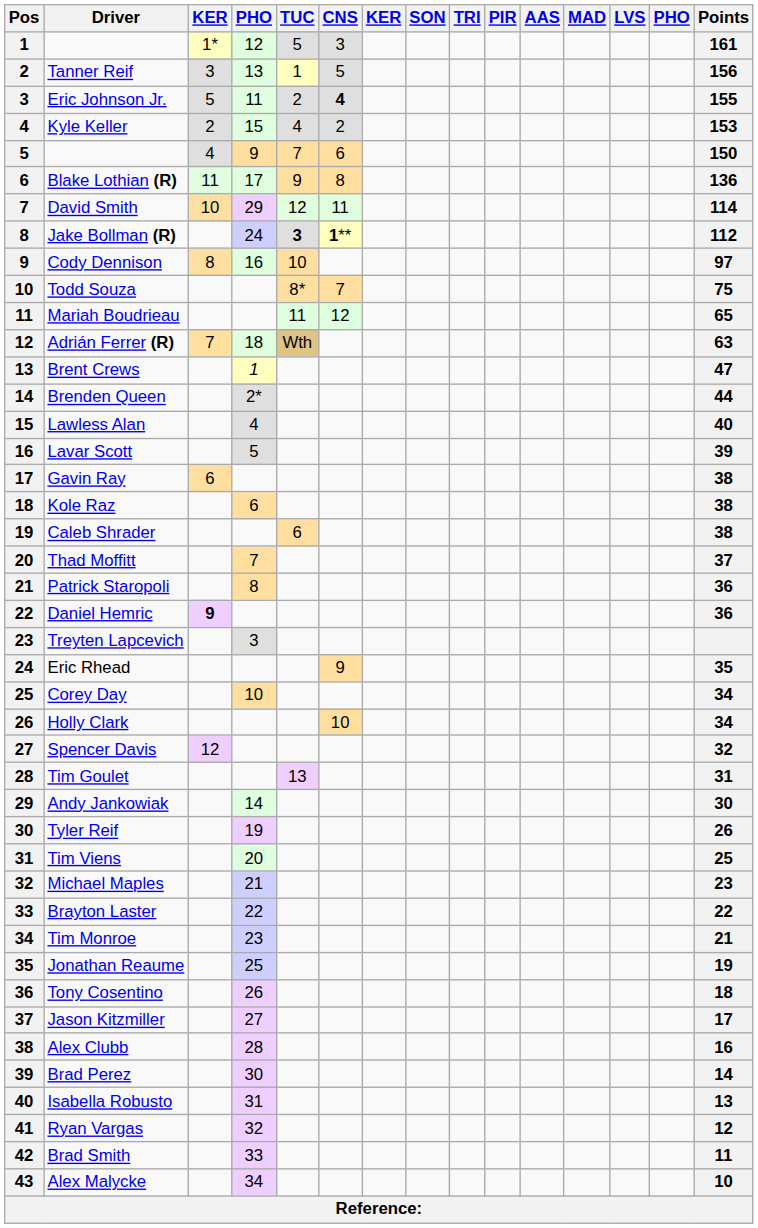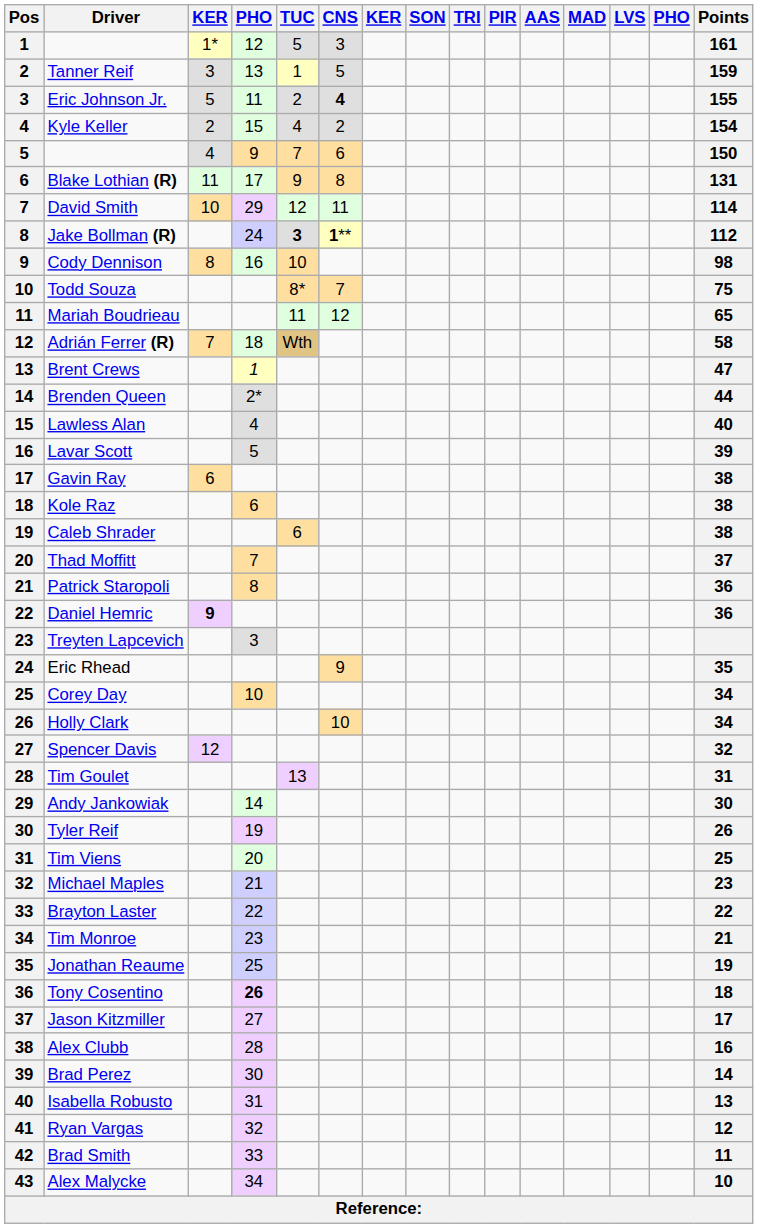(723, 73) 156 -> (723, 73) 159
(723, 127) 153 -> (723, 127) 154
(723, 181) 136 -> (723, 181) 131
(723, 262) 97 -> (723, 262) 98
(723, 343) 63 -> (723, 343) 58
(254, 993) normal -> (254, 993) bold
